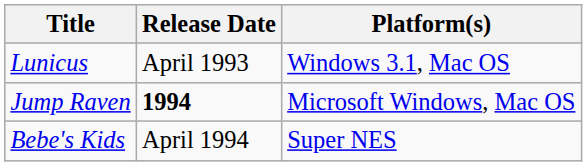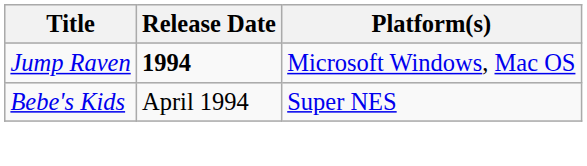- row: (49, 62)
